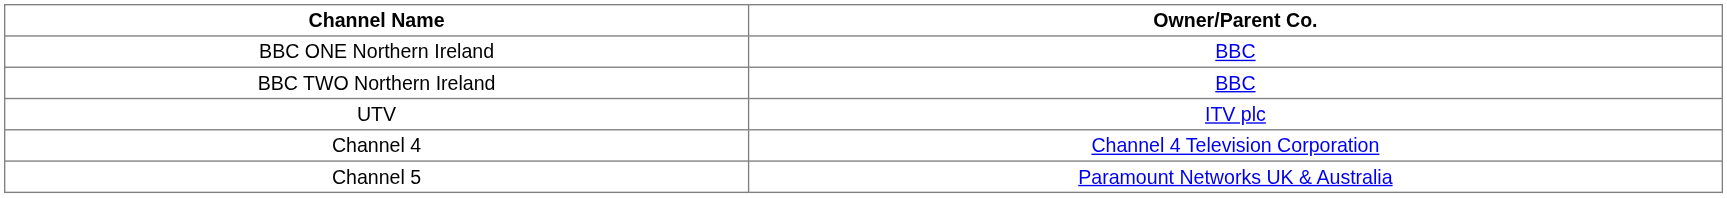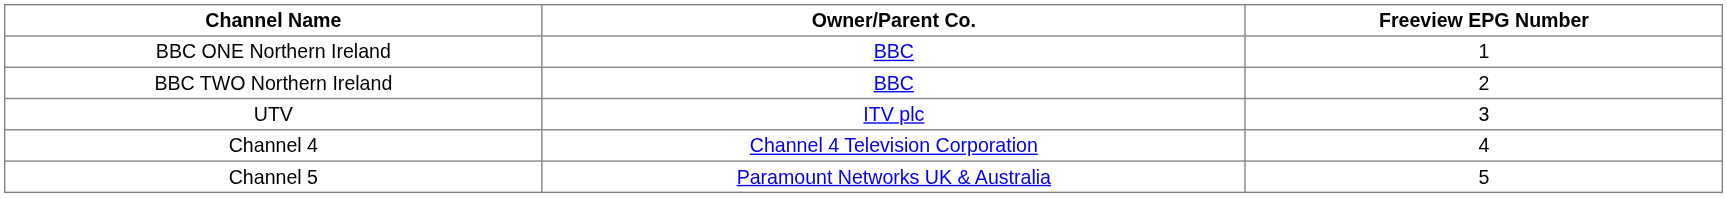+ column: (1484, 20)
